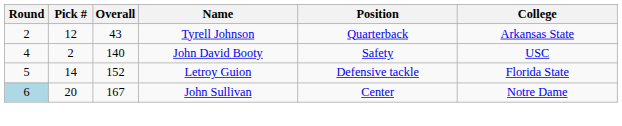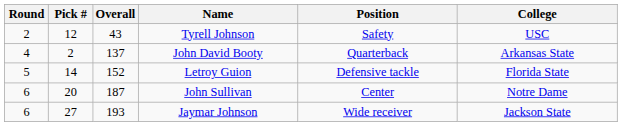(378, 33) Quarterback -> (378, 33) Safety
(537, 33) Arkansas State -> (537, 33) USC
(115, 53) 140 -> (115, 53) 137
(378, 53) Safety -> (378, 53) Quarterback
(537, 53) USC -> (537, 53) Arkansas State
(26, 92) lightblue background -> (26, 92) no background
(115, 92) 167 -> (115, 92) 187
+ row: (218, 111)
